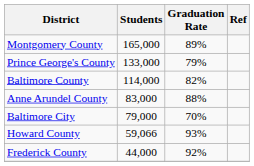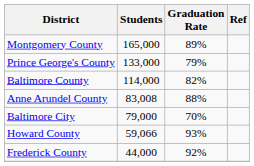(141, 98) 83,000 -> (141, 98) 83,008
